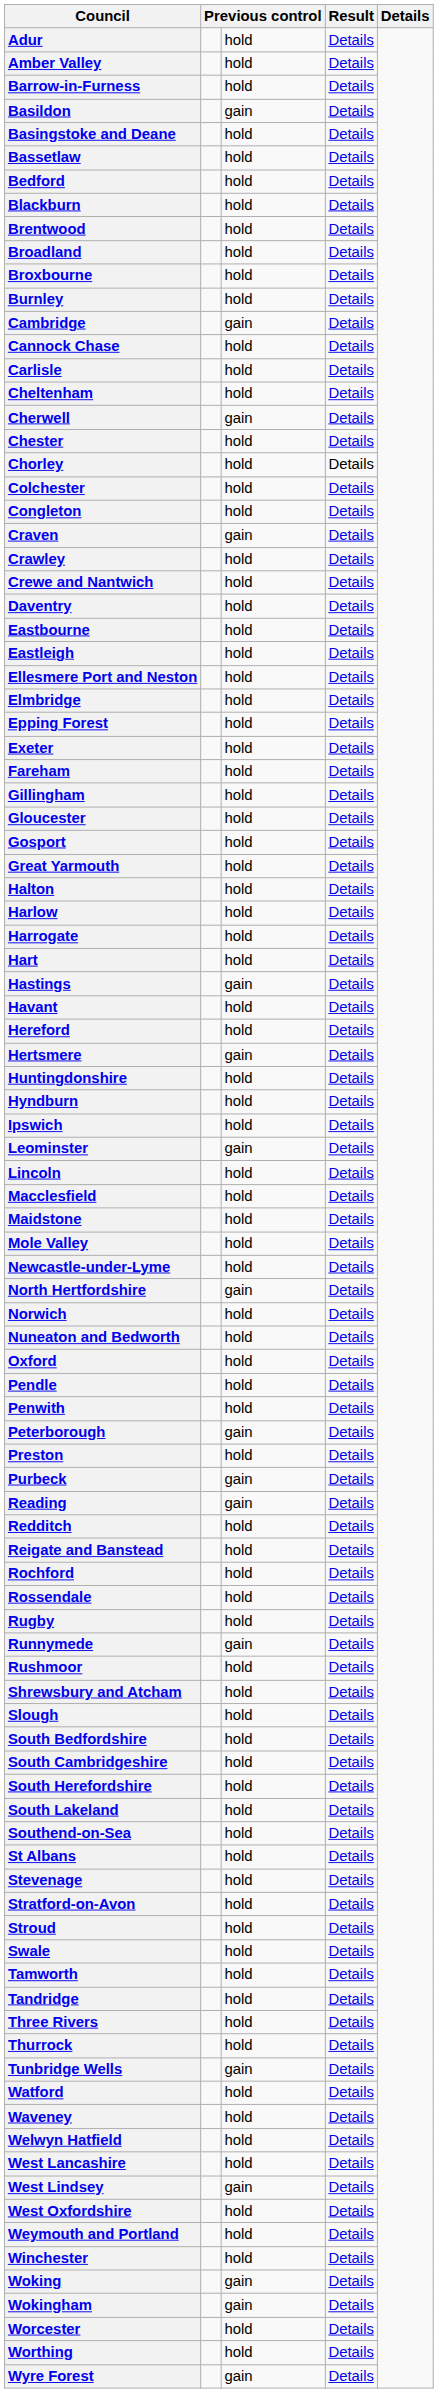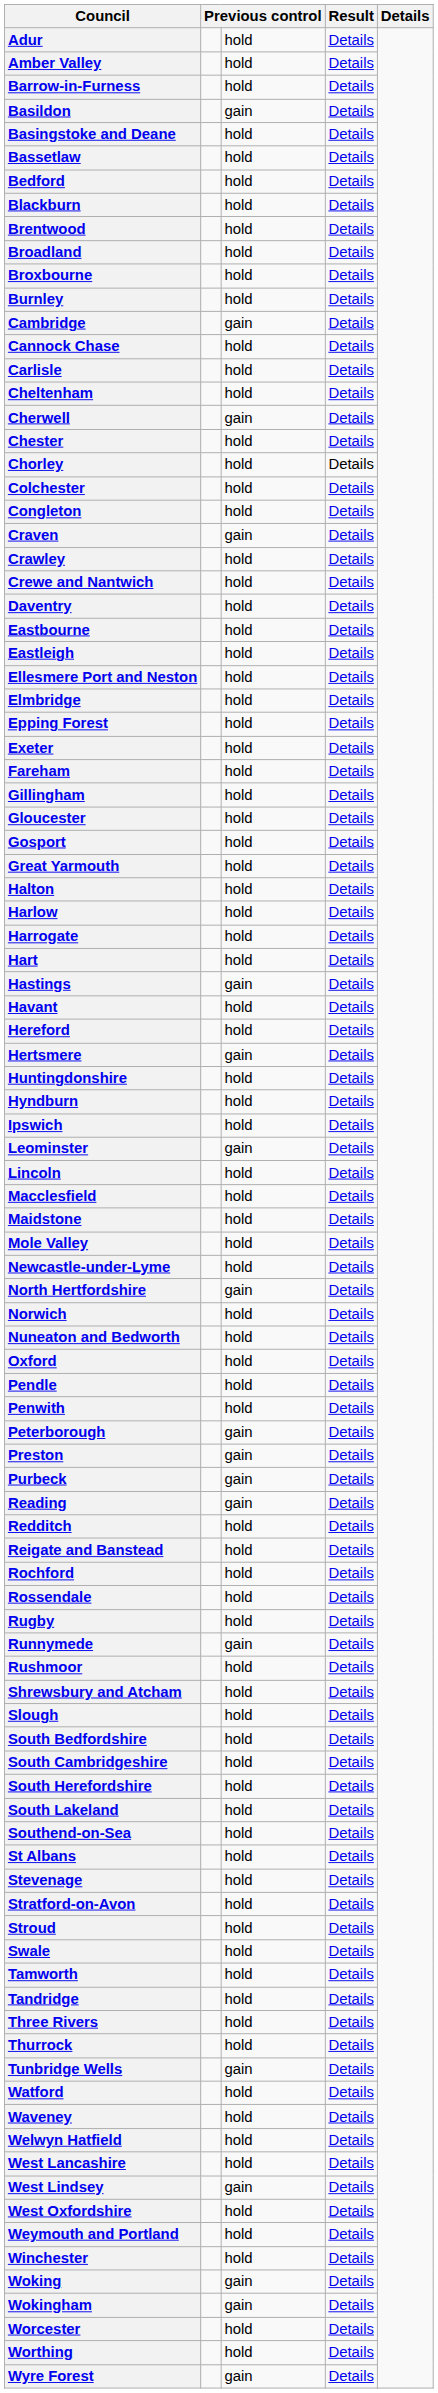(239, 1455) hold -> (239, 1455) gain
